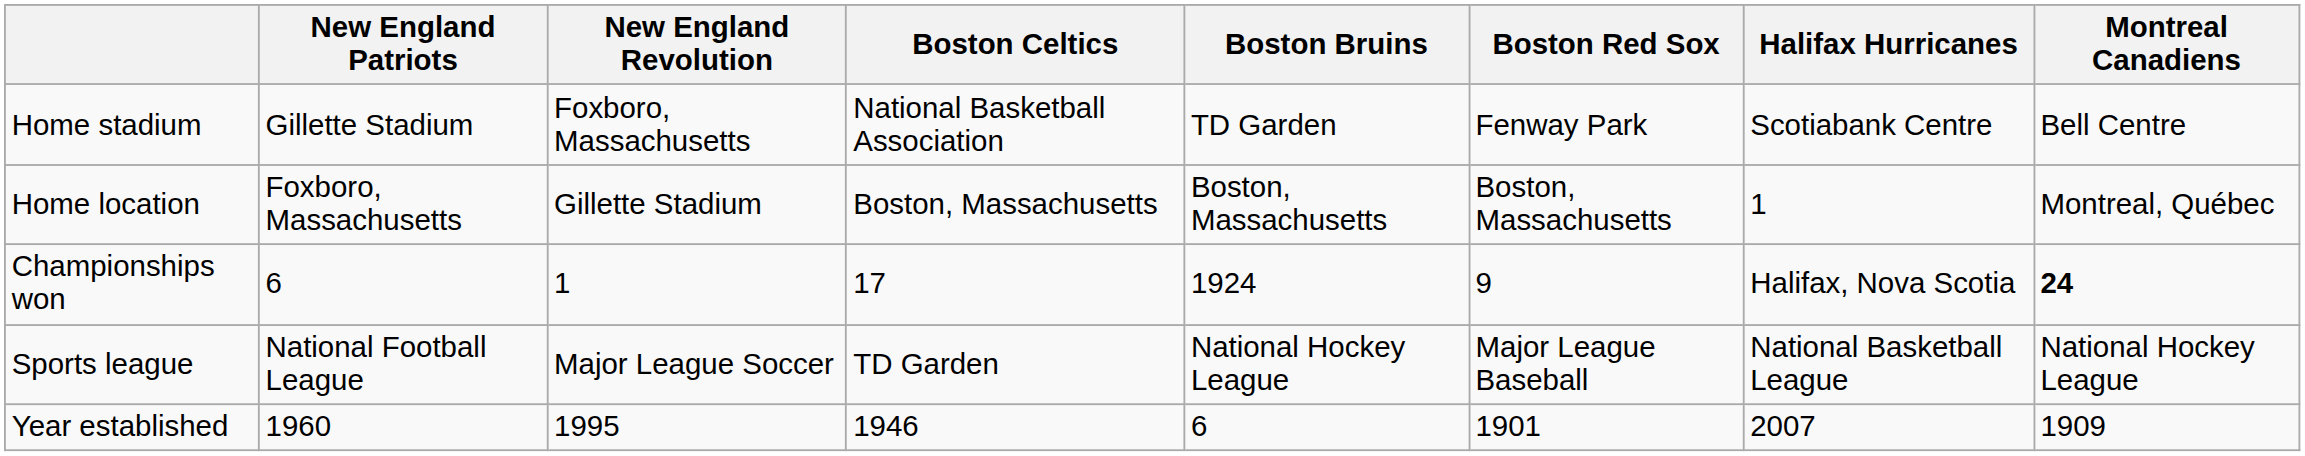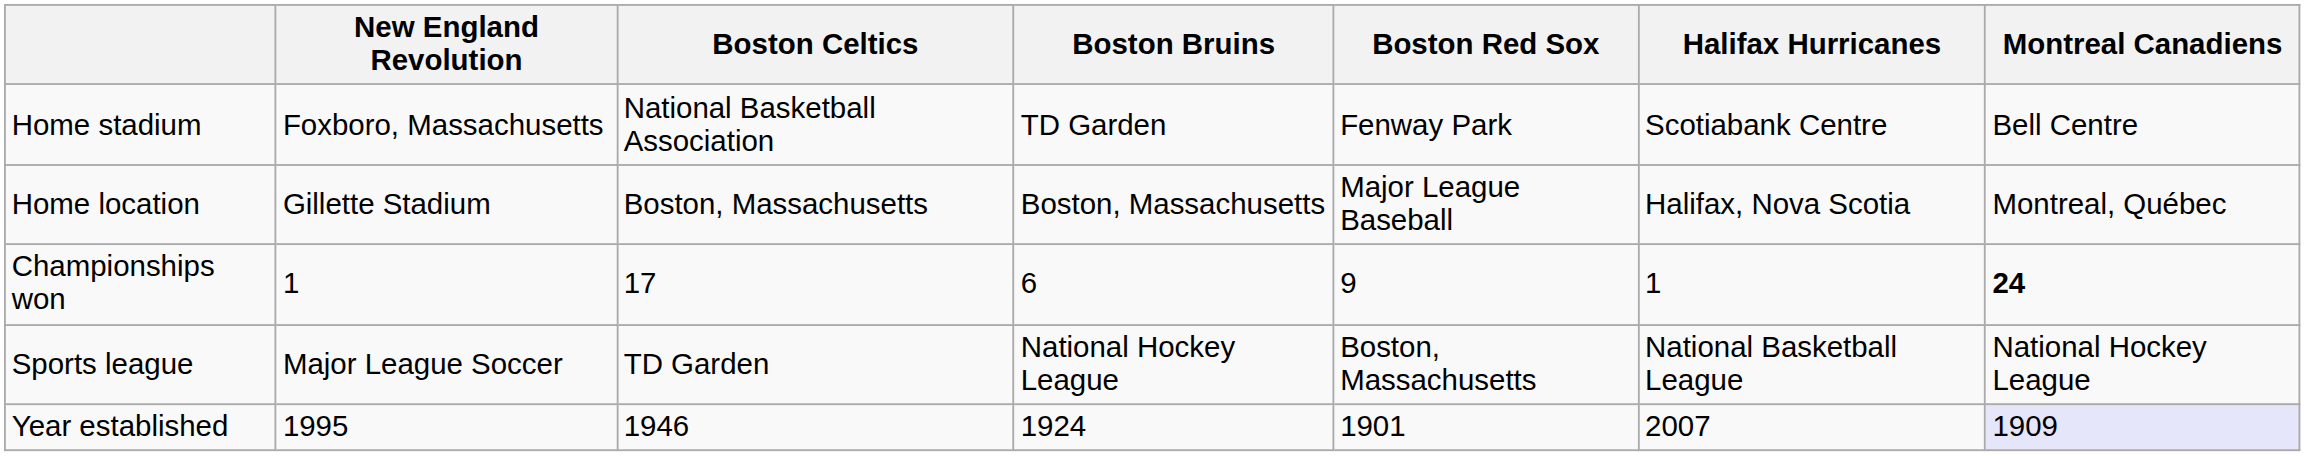- column: (403, 44)
(1574, 204) Boston, Massachusetts -> (1430, 204) Major League Baseball
(1758, 204) 1 -> (1778, 204) Halifax, Nova Scotia
(1224, 283) 1924 -> (1029, 283) 6
(1883, 283) Halifax, Nova Scotia -> (1653, 283) 1
(1565, 363) Major League Baseball -> (1438, 363) Boston, Massachusetts
(1199, 426) 6 -> (1053, 426) 1924
(2073, 426) no background -> (2025, 426) lavender background
